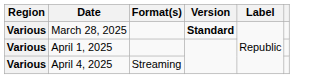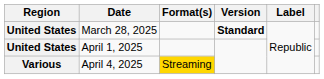(27, 30) Various -> (42, 30) United States
(27, 47) Various -> (42, 47) United States
(157, 64) no background -> (187, 64) gold background
